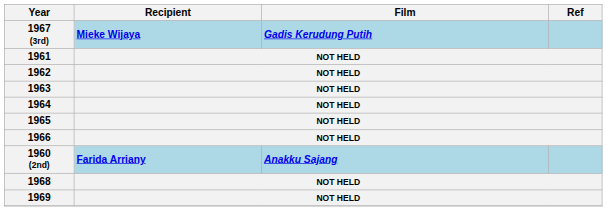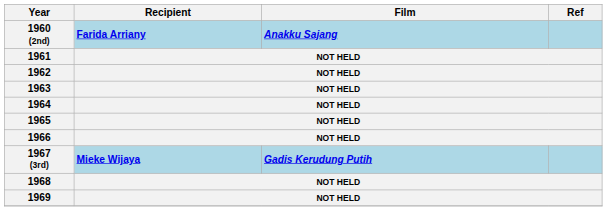rows swapped: (39, 159) <-> (39, 34)
